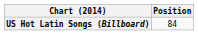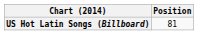(172, 24) 84 -> (172, 24) 81
